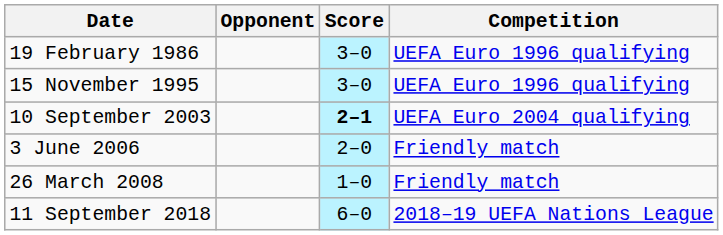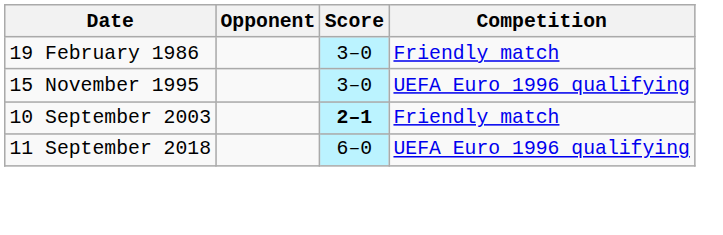(542, 53) UEFA Euro 1996 qualifying -> (476, 53) Friendly match
(542, 117) UEFA Euro 2004 qualifying -> (476, 117) Friendly match
- row: (75, 150)
- row: (87, 182)
(554, 214) 2018–19 UEFA Nations League -> (542, 150) UEFA Euro 1996 qualifying
